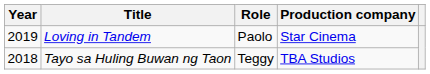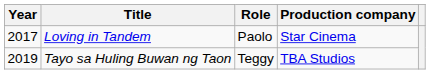(23, 36) 2019 -> (23, 36) 2017
(23, 58) 2018 -> (23, 58) 2019
